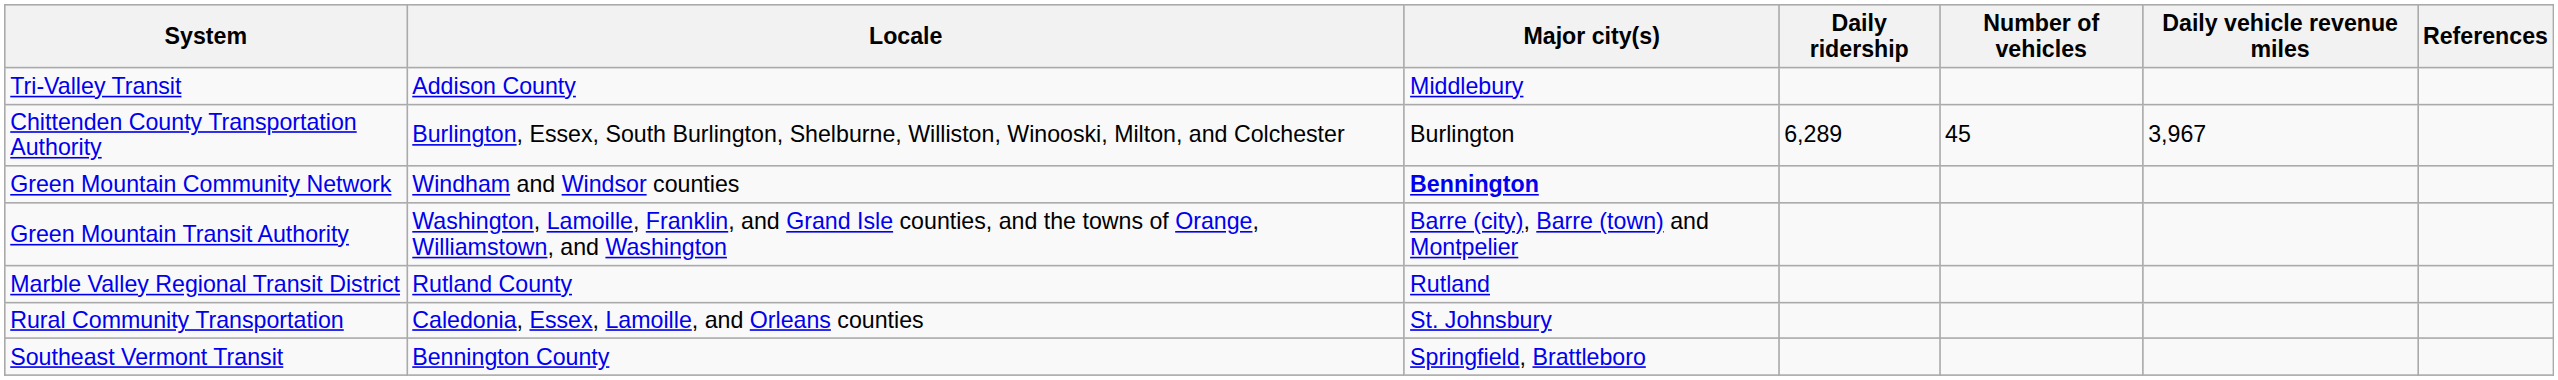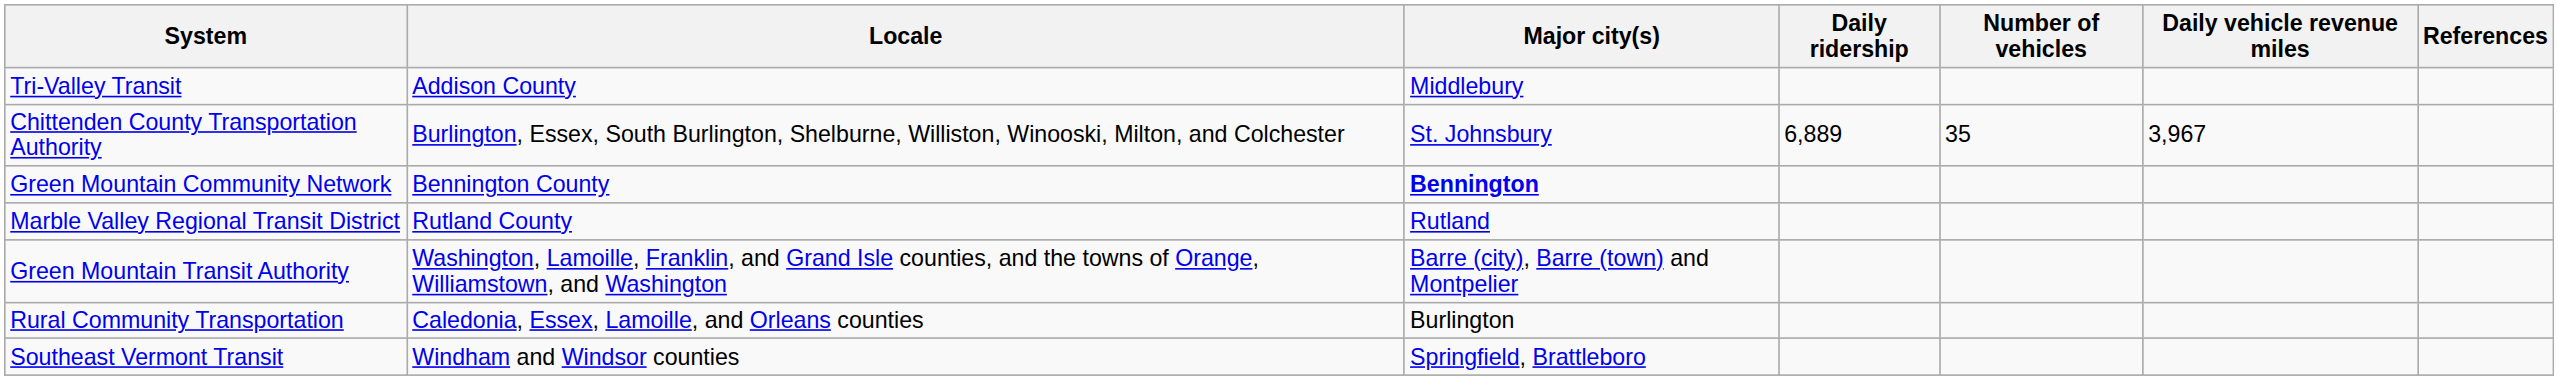(1462, 135) Burlington -> (1481, 135) St. Johnsbury
(1813, 135) 6,289 -> (1813, 135) 6,889
(1958, 135) 45 -> (1958, 135) 35
(576, 185) Windham and Windsor counties -> (511, 185) Bennington County
rows swapped: (180, 234) <-> (205, 284)
(1481, 321) St. Johnsbury -> (1462, 321) Burlington
(511, 357) Bennington County -> (576, 357) Windham and Windsor counties
